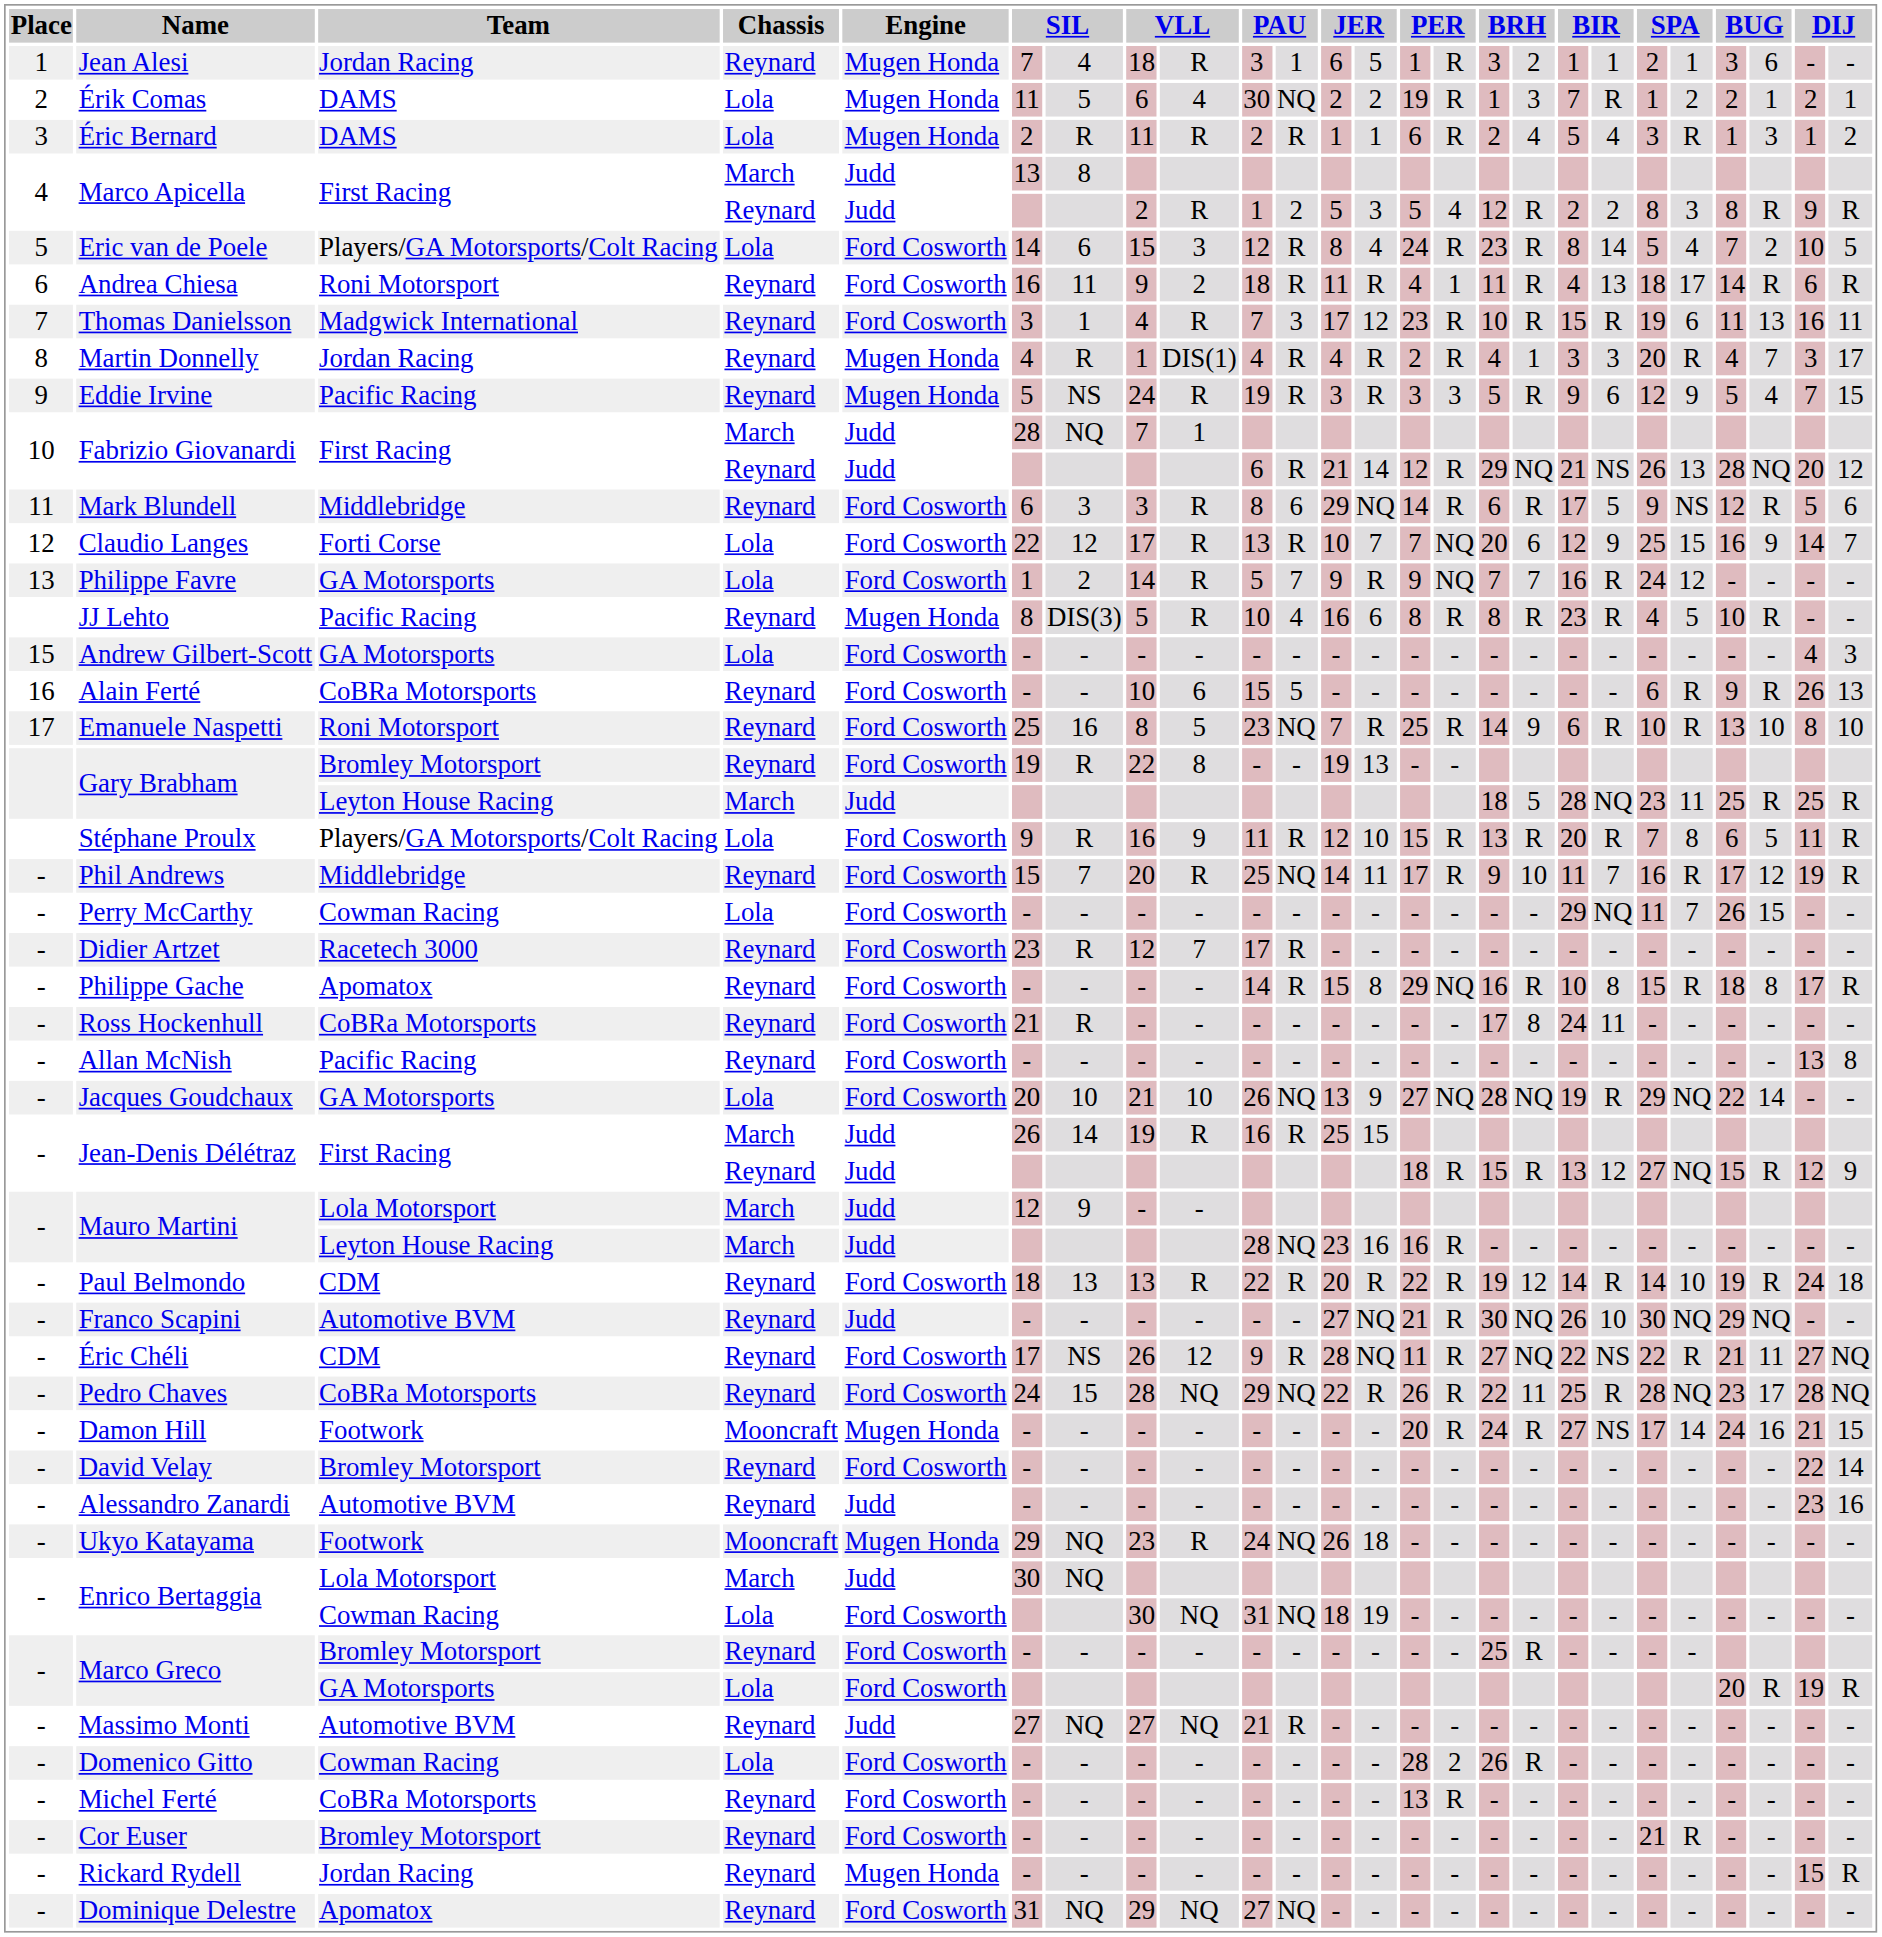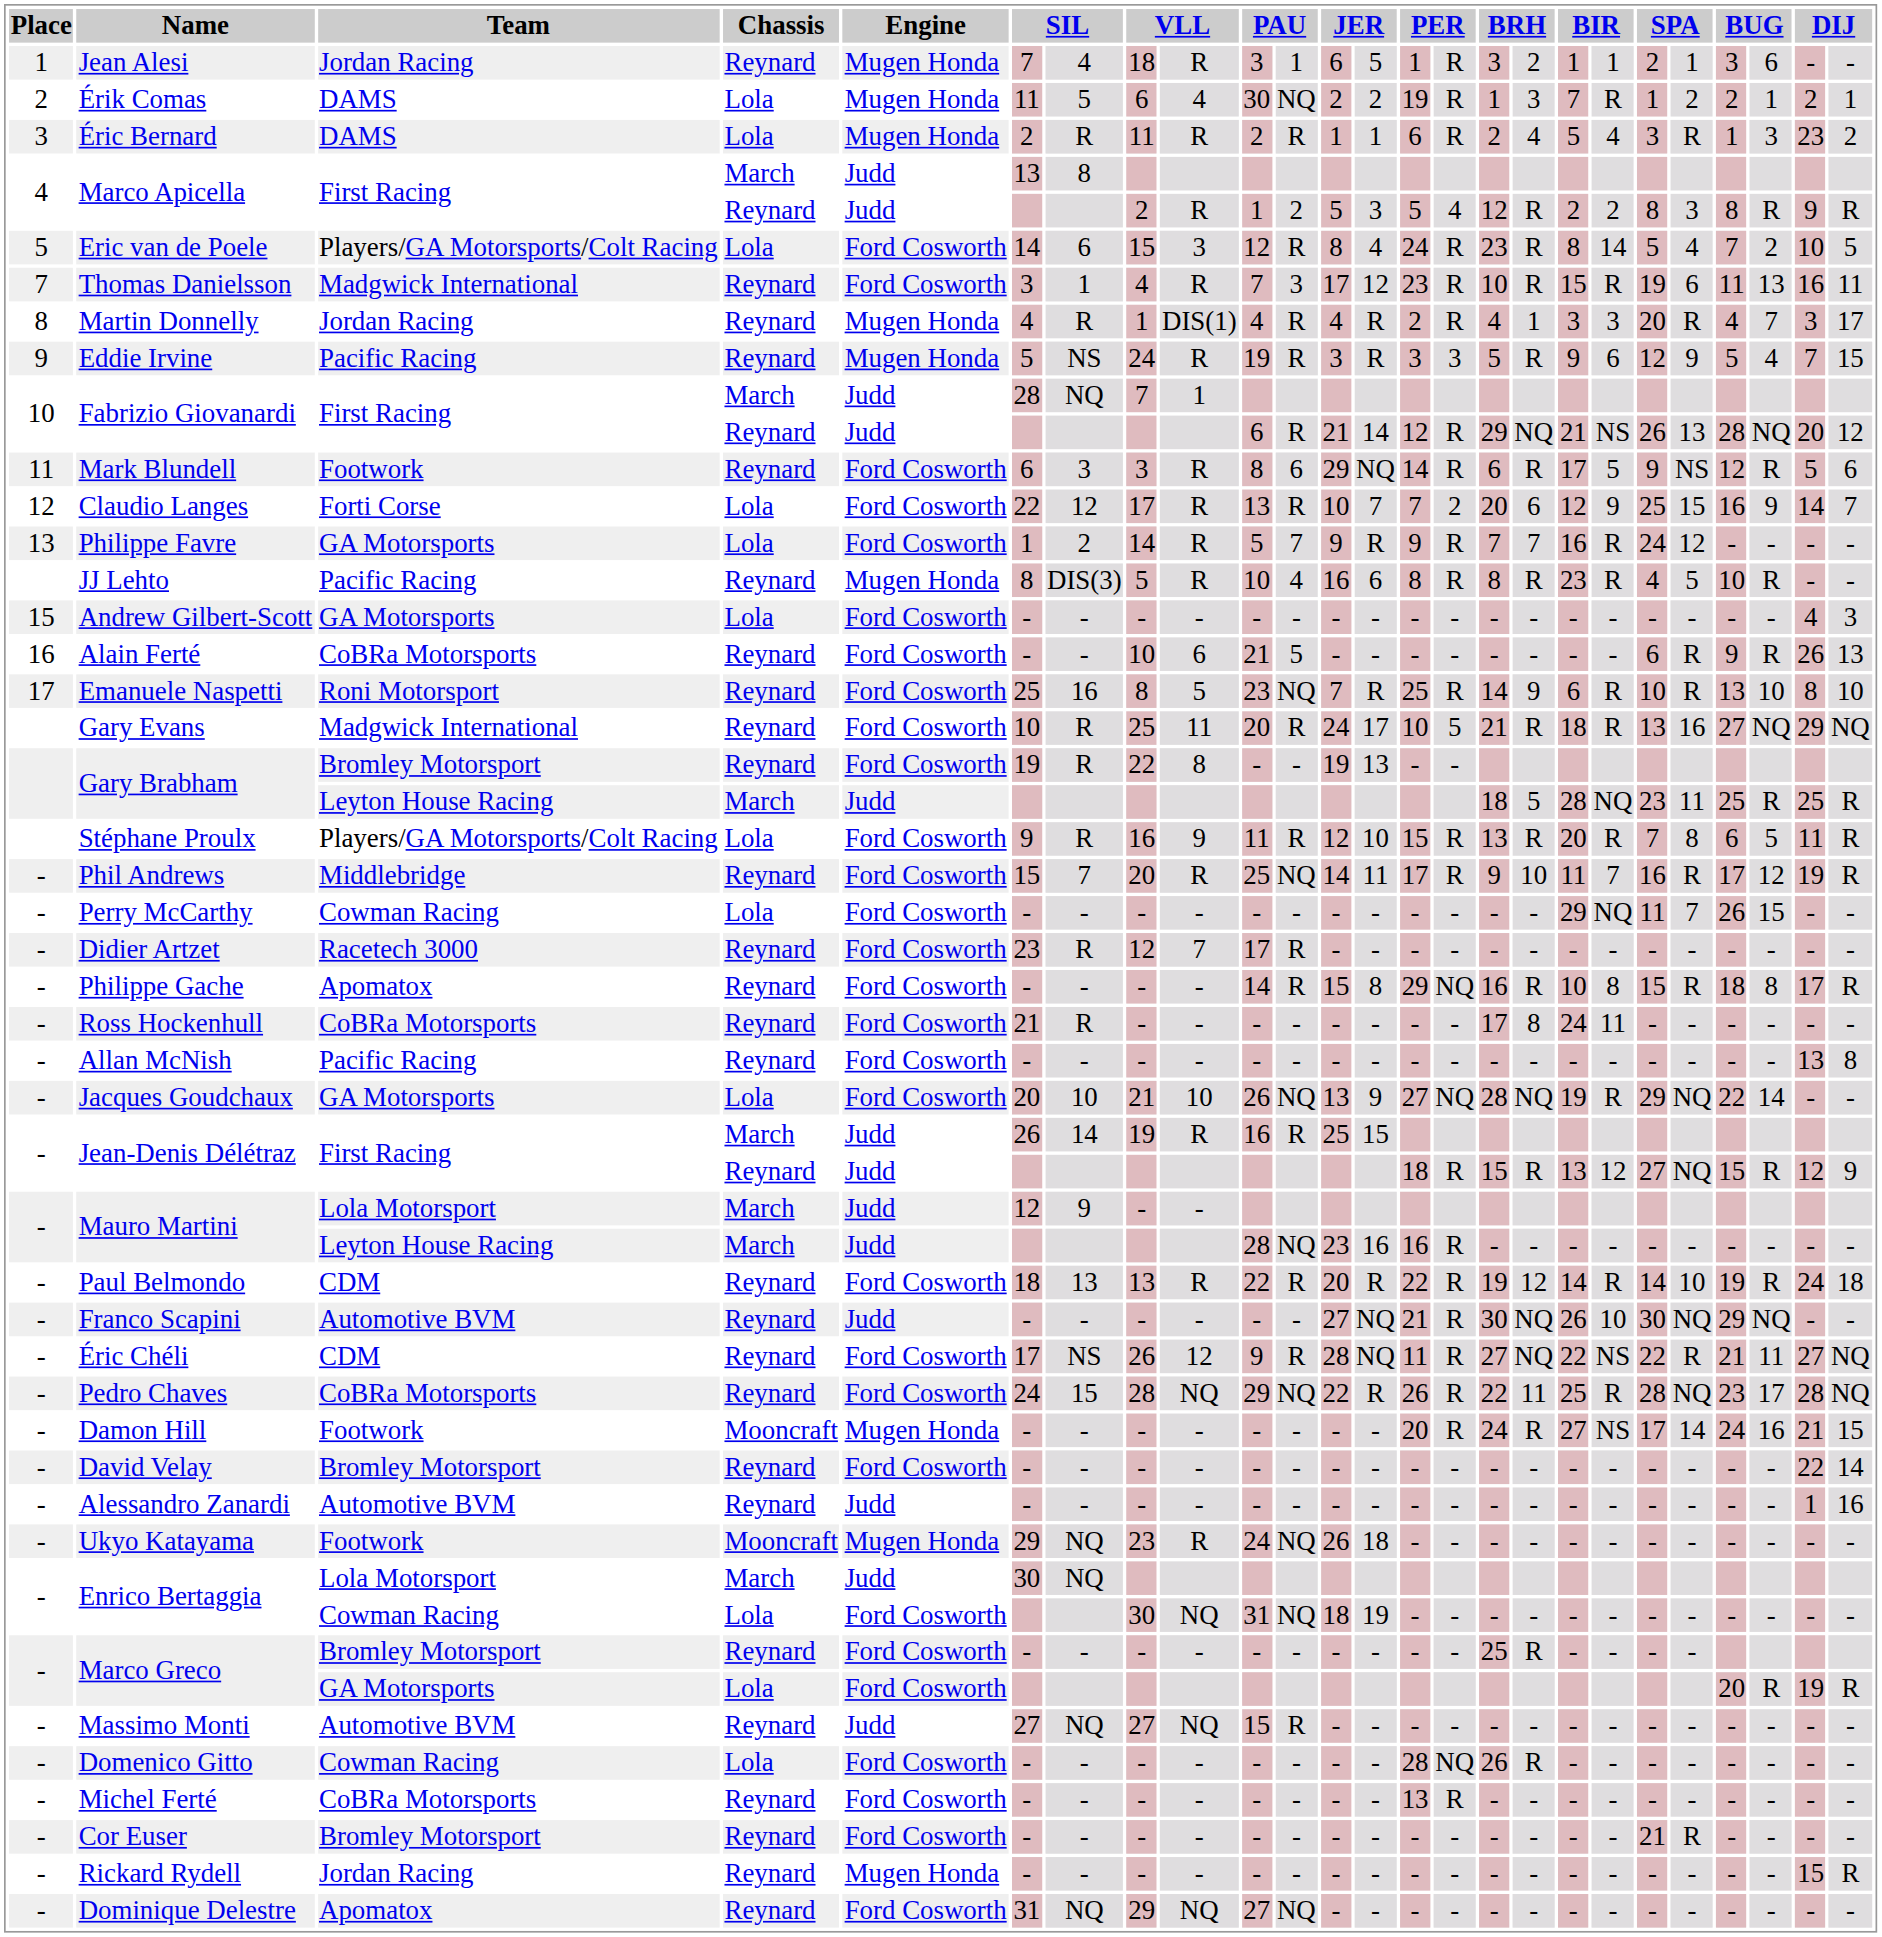(1811, 136) 1 -> (1811, 136) 23
- row: (158, 284)
(392, 505) Middlebridge -> (371, 469) Footwork
(1455, 542) NQ -> (1455, 505) 2
(1455, 579) NQ -> (1455, 542) R
(1257, 690) 15 -> (1257, 653) 21
+ row: (142, 727)
(1811, 1503) 23 -> (1811, 1503) 1
(1257, 1725) 21 -> (1257, 1725) 15
(1455, 1762) 2 -> (1455, 1762) NQ
